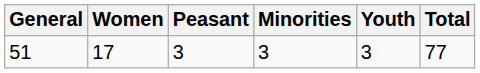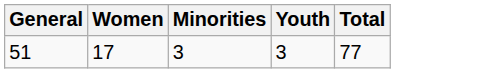- column: (211, 20)
